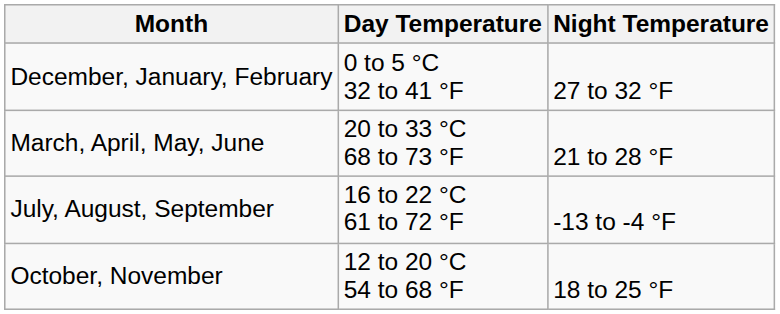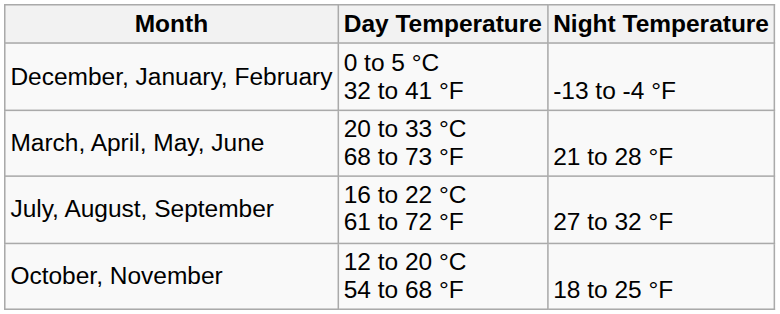(613, 90) 27 to 32 °F -> (615, 90) -13 to -4 °F
(615, 223) -13 to -4 °F -> (613, 223) 27 to 32 °F
